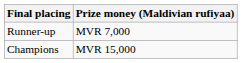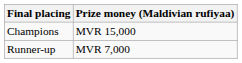rows swapped: (33, 49) <-> (31, 31)
